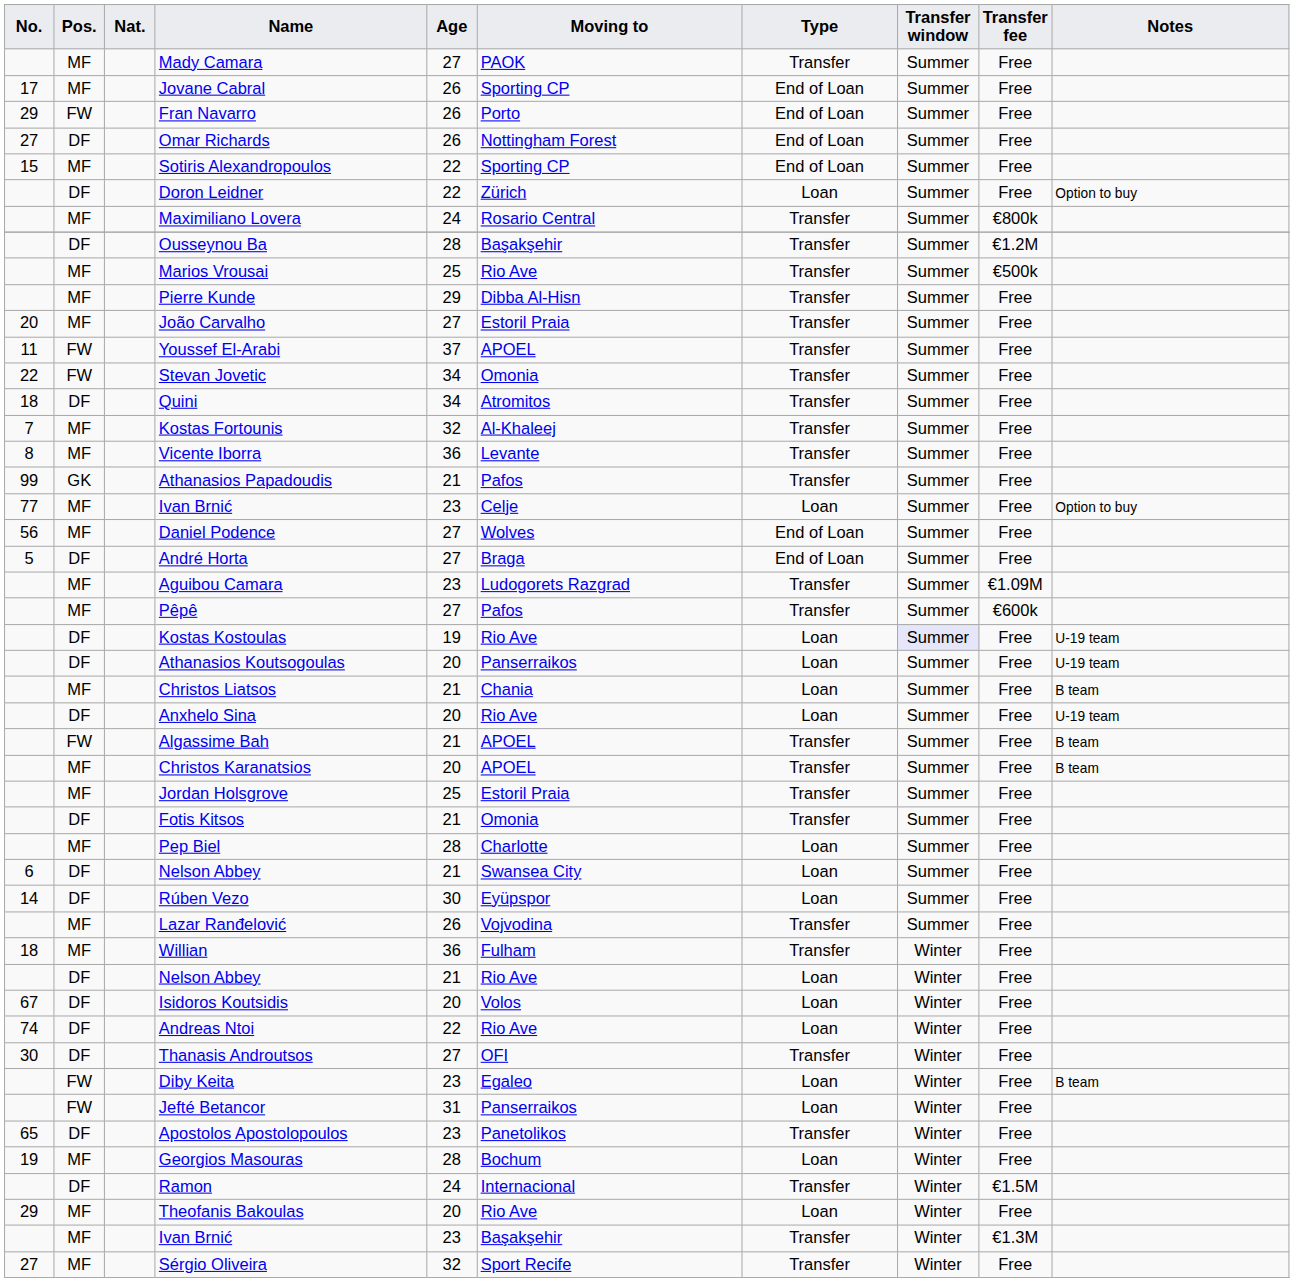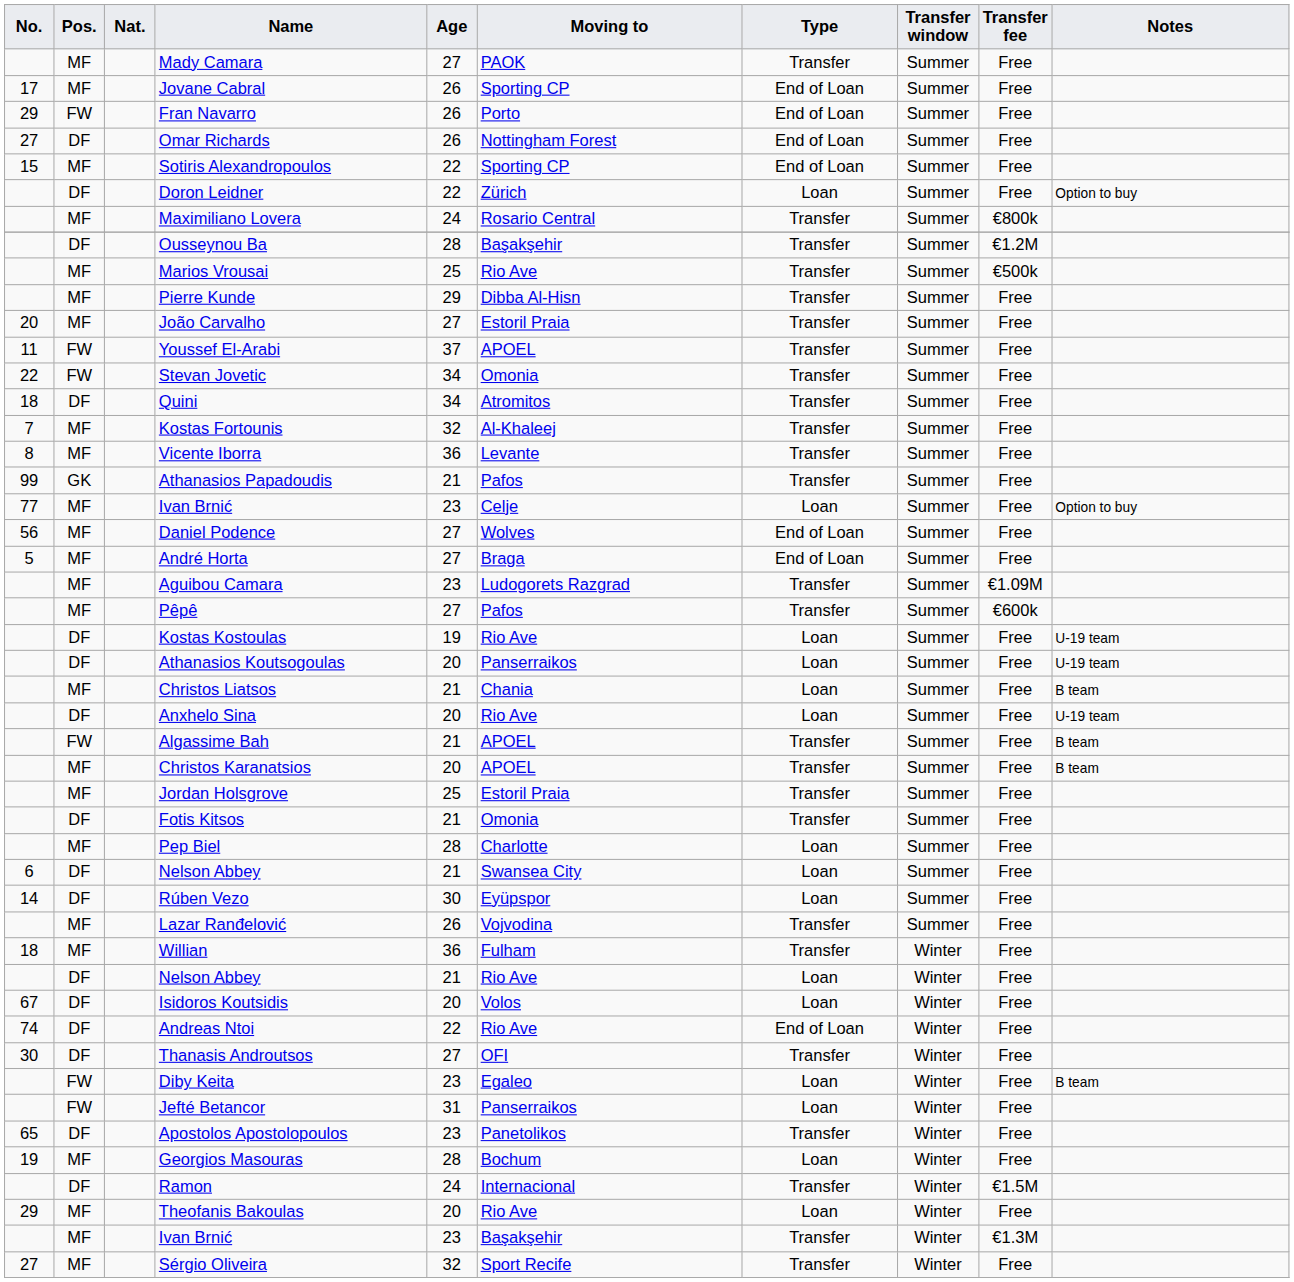(79, 558) DF -> (79, 558) MF
(938, 637) lavender background -> (938, 637) no background
(820, 1029) Loan -> (820, 1029) End of Loan
